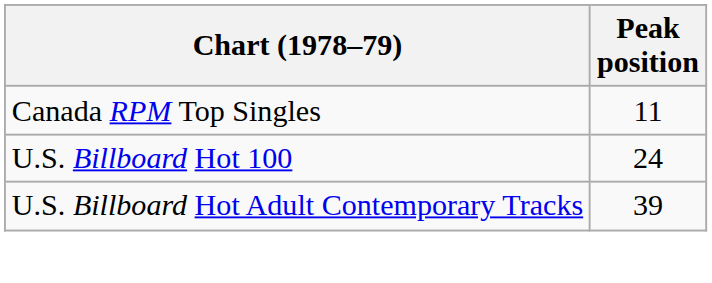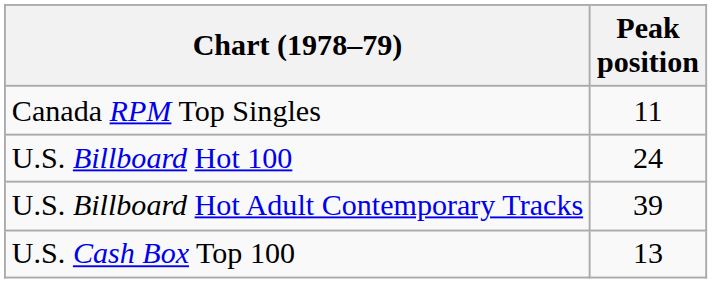+ row: (153, 253)
